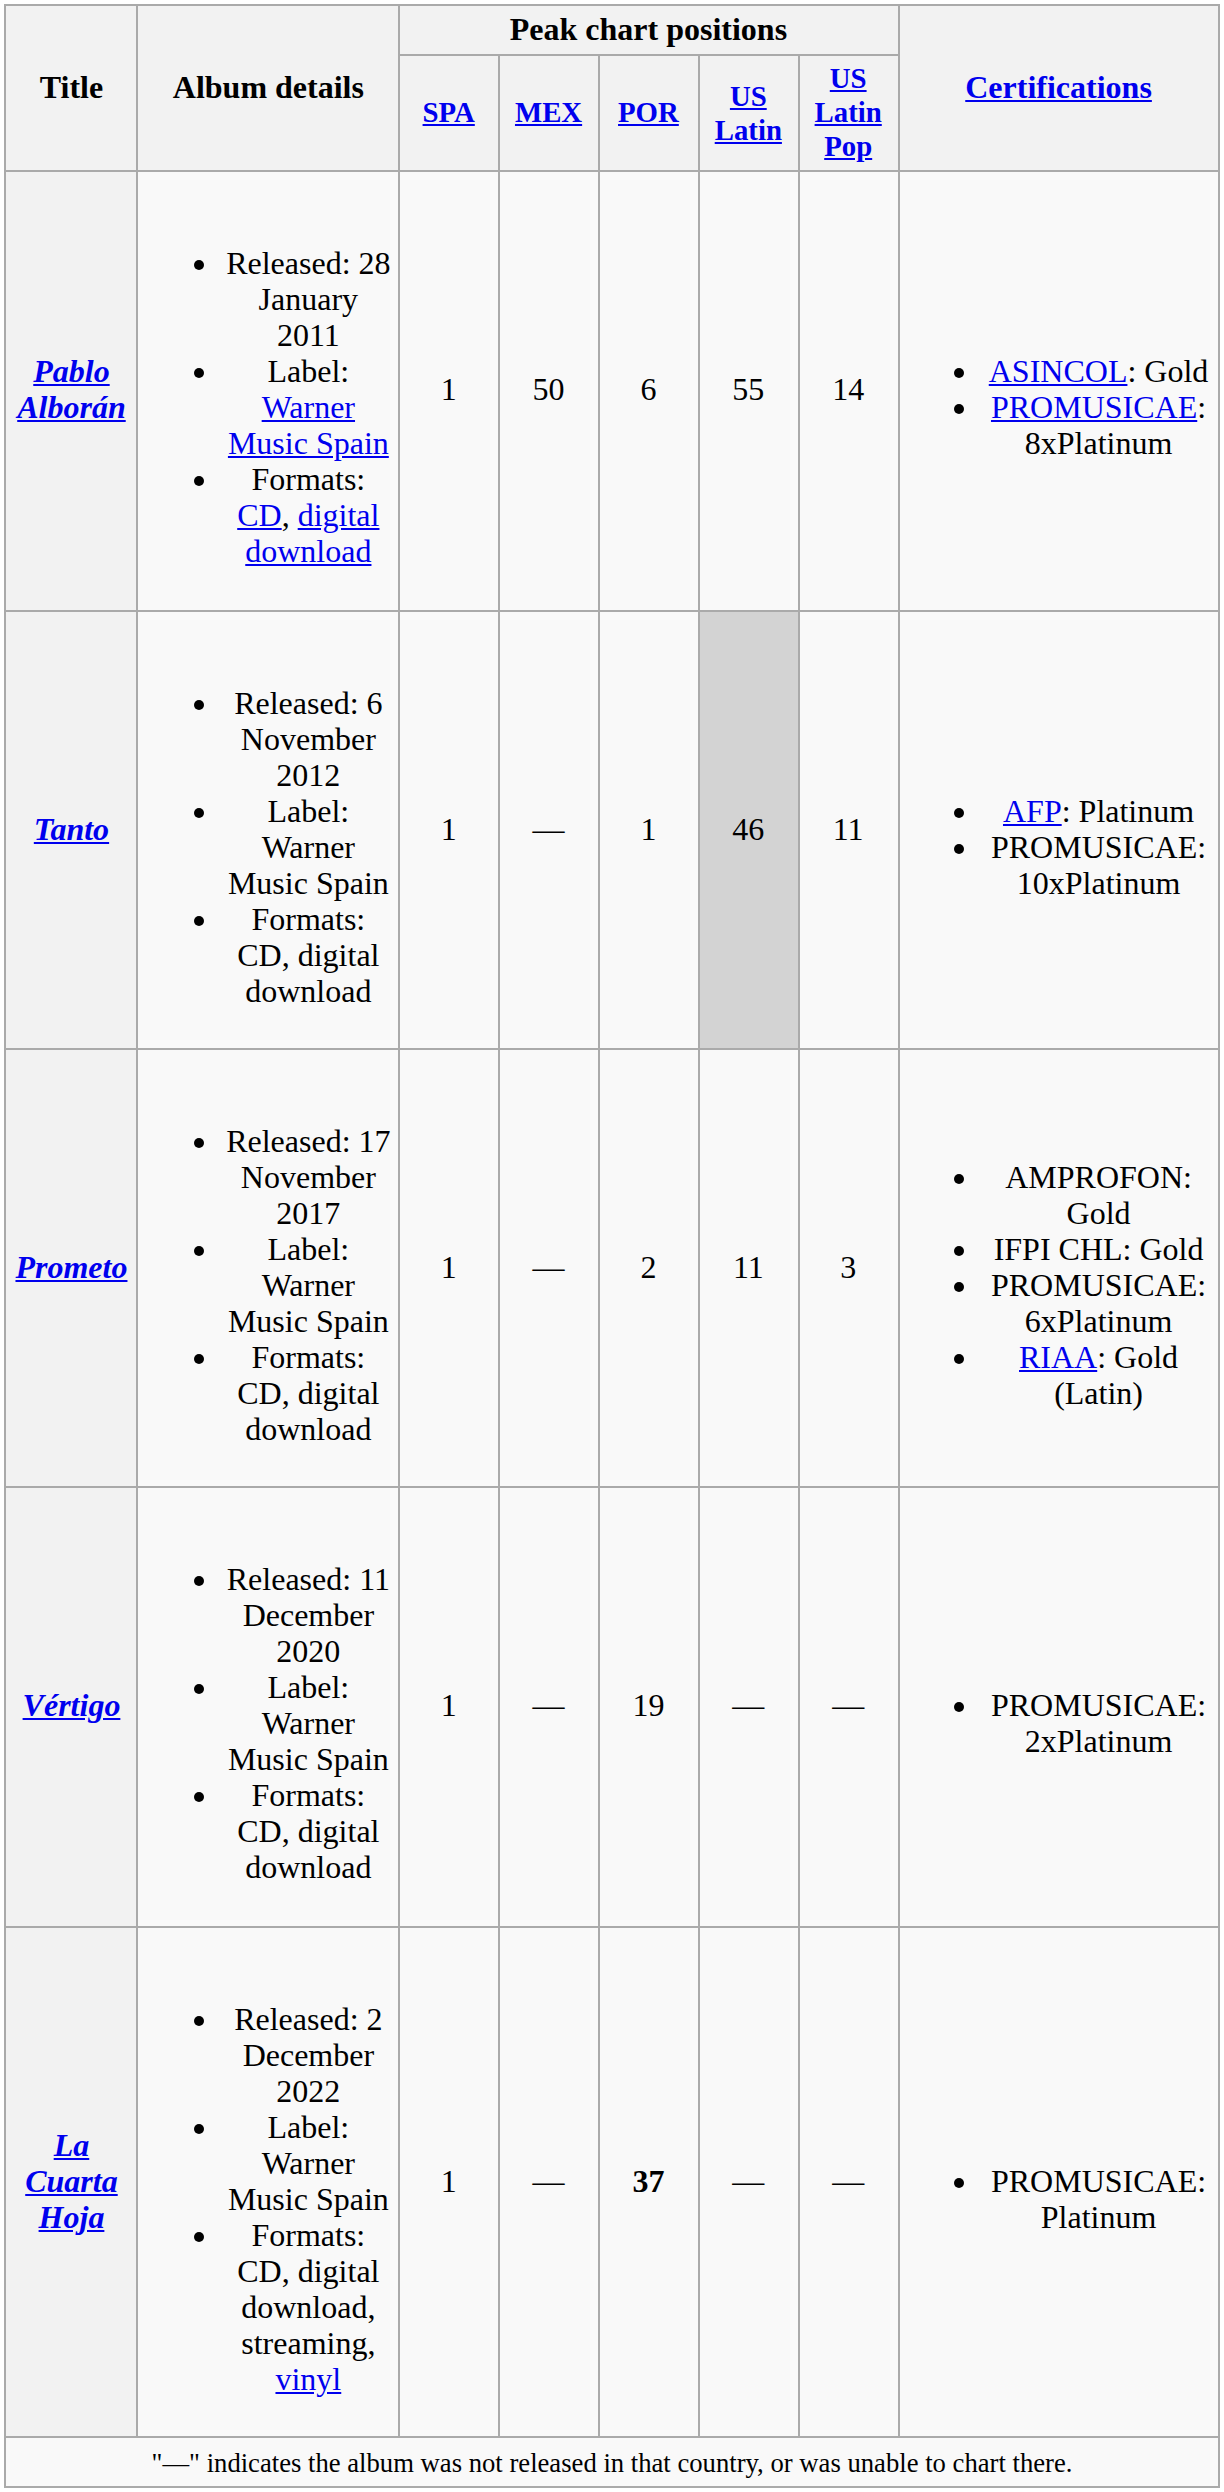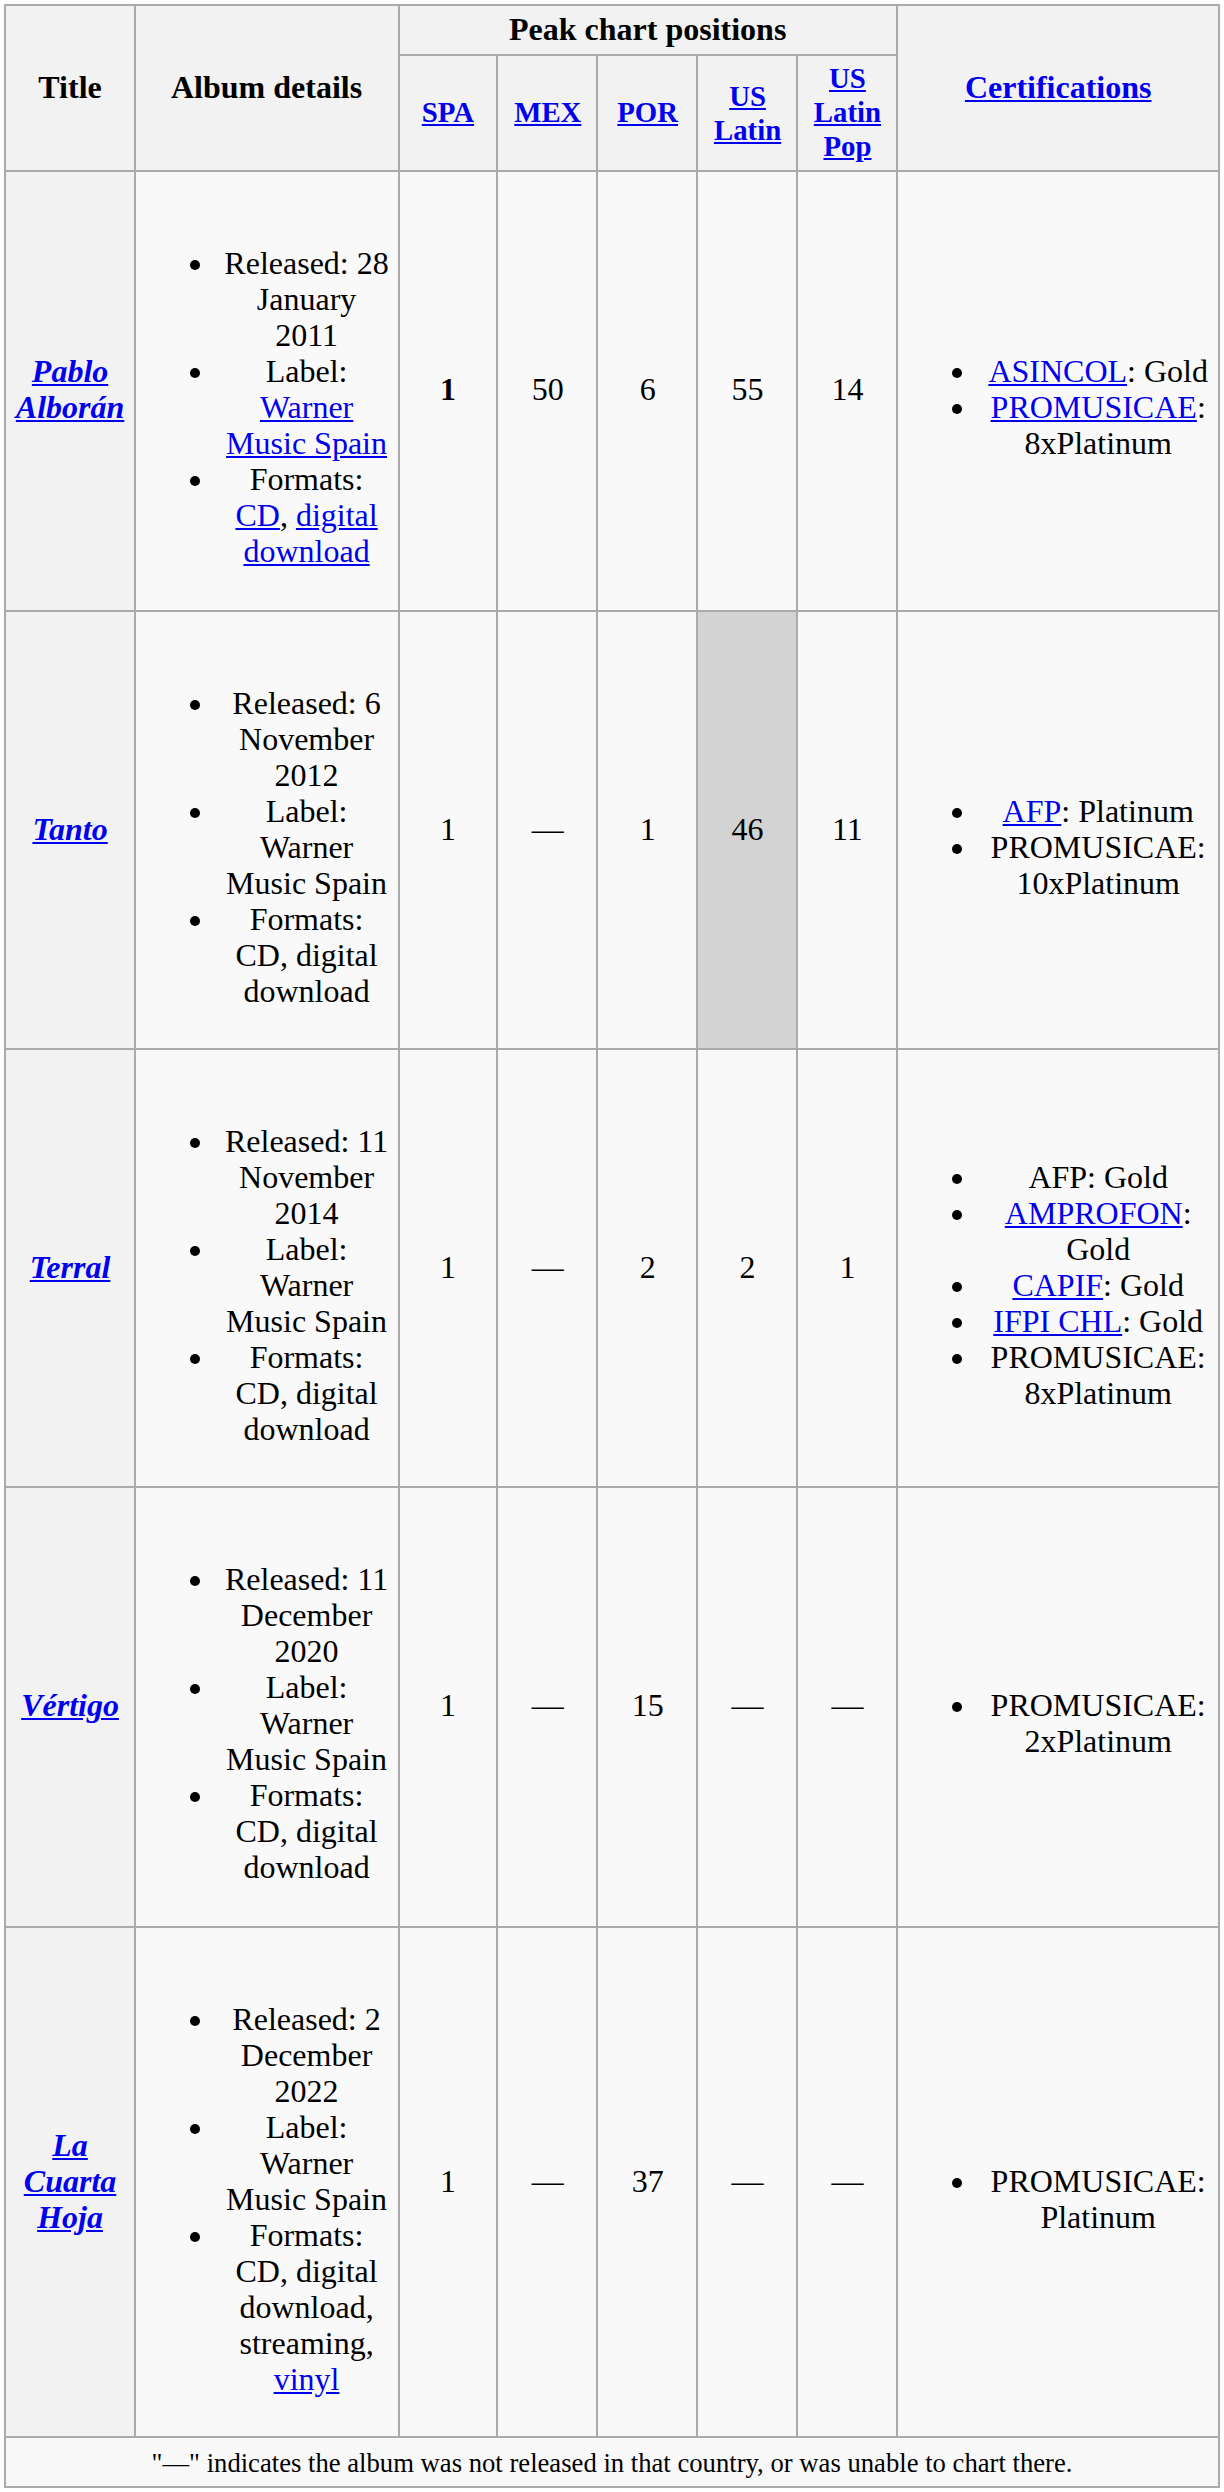(449, 390) normal -> (448, 390) bold
+ row: (70, 1267)
- row: (71, 1267)
(648, 1706) 19 -> (648, 1706) 15
(648, 2181) bold -> (648, 2181) normal
